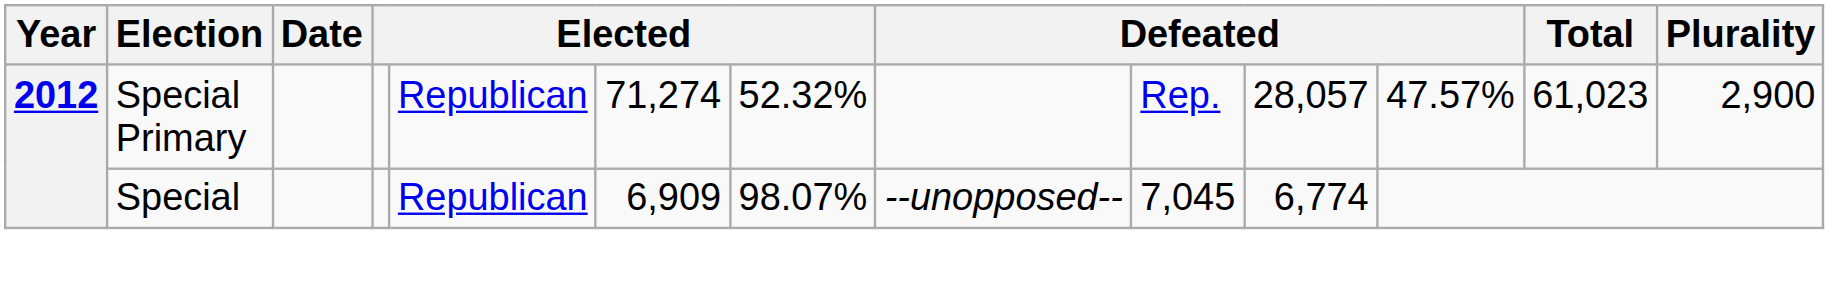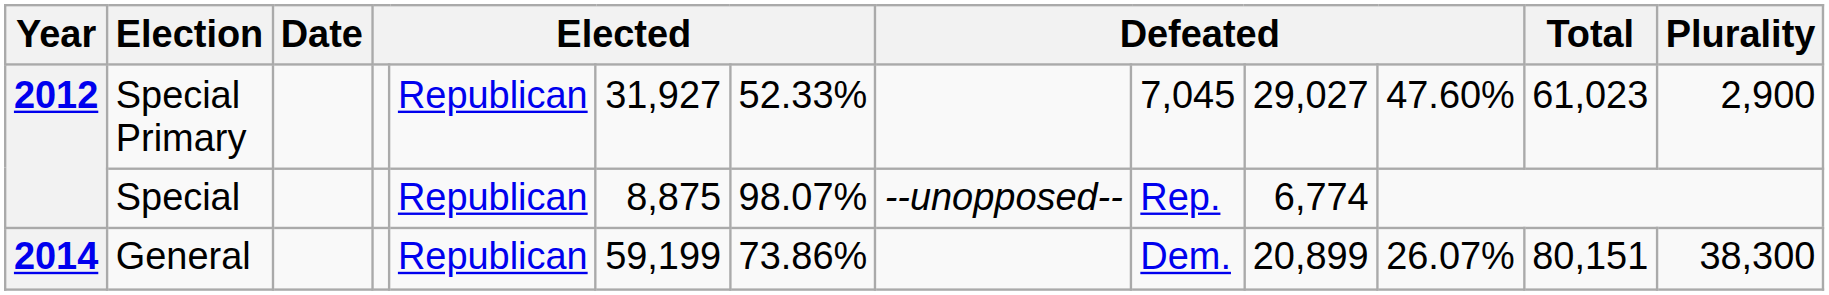(663, 94) 71,274 -> (663, 94) 31,927
(803, 94) 52.32% -> (803, 94) 52.33%
(1180, 94) Rep. -> (1188, 94) 7,045
(1311, 94) 28,057 -> (1311, 94) 29,027
(1450, 94) 47.57% -> (1450, 94) 47.60%
(674, 197) 6,909 -> (674, 197) 8,875
(1188, 197) 7,045 -> (1180, 197) Rep.
+ row: (183, 257)
